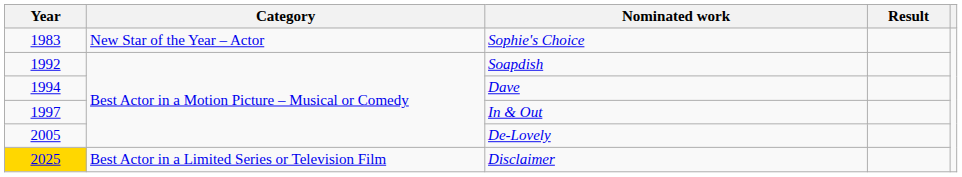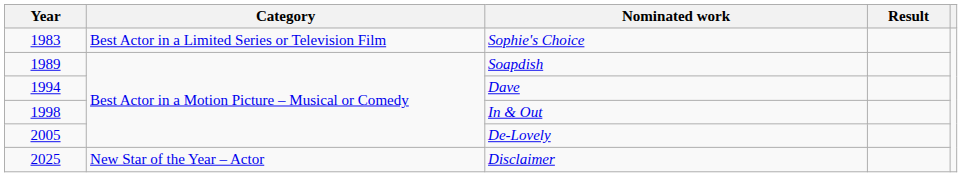(177, 40) New Star of the Year – Actor -> (238, 40) Best Actor in a Limited Series or Television Film
(46, 64) 1992 -> (46, 64) 1989
(46, 111) 1997 -> (46, 111) 1998
(46, 159) gold background -> (46, 159) no background
(238, 159) Best Actor in a Limited Series or Television Film -> (177, 159) New Star of the Year – Actor
